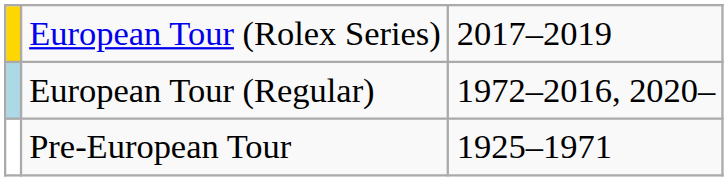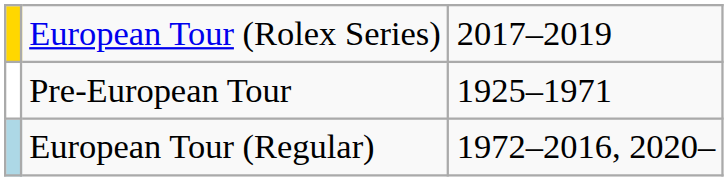rows swapped: (202, 90) <-> (160, 146)
